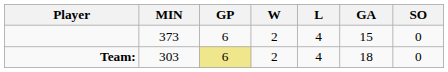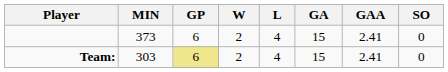+ column: (371, 15)
(366, 57) 18 -> (319, 57) 15
